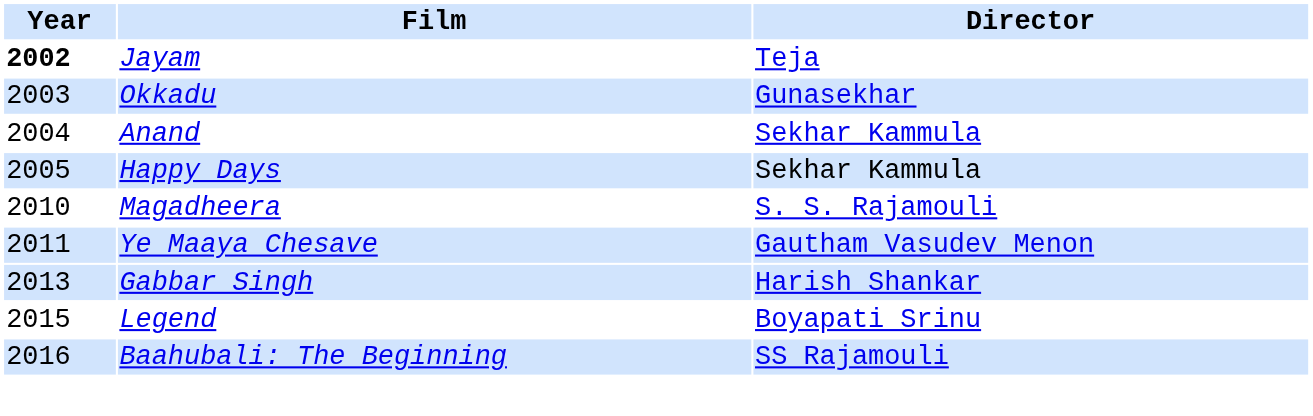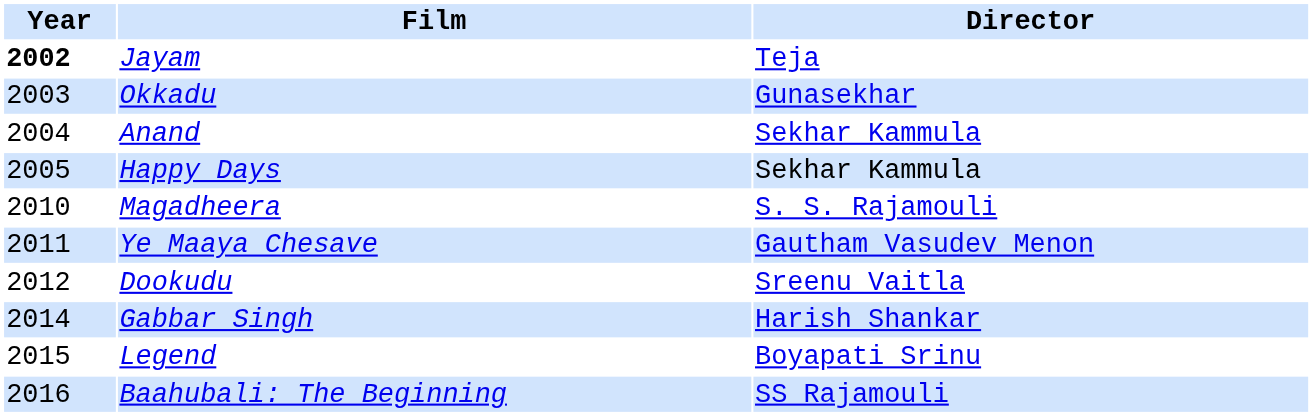+ row: (176, 282)
(38, 282) 2013 -> (38, 320) 2014
